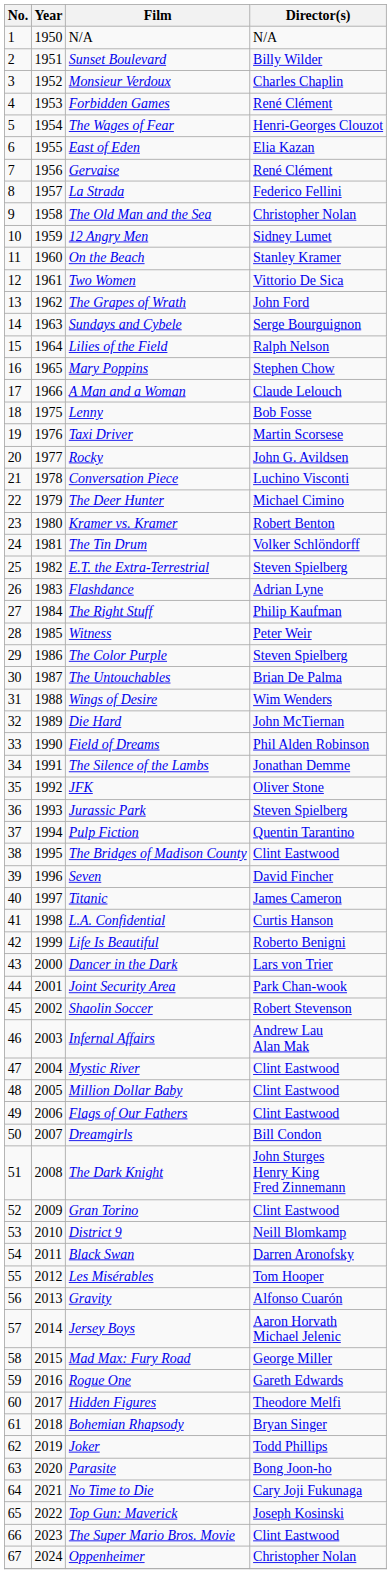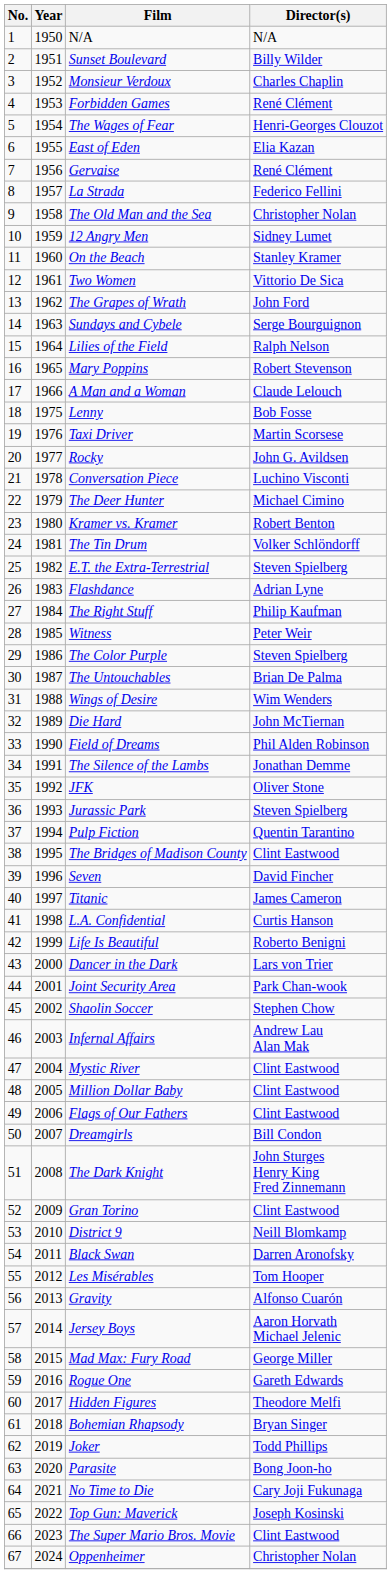(294, 368) Stephen Chow -> (302, 368) Robert Stevenson
(302, 1008) Robert Stevenson -> (294, 1008) Stephen Chow
